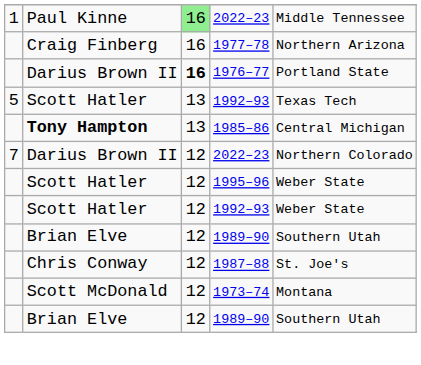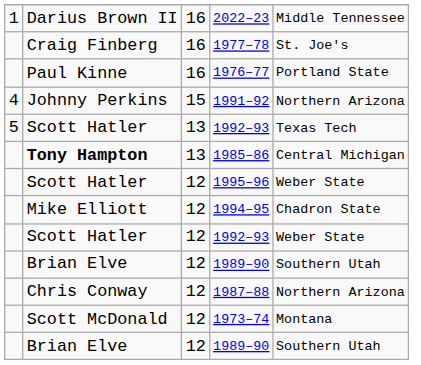(77, 18) Paul Kinne -> (102, 18) Darius Brown II
(196, 18) lightgreen background -> (196, 18) no background
(340, 46) Northern Arizona -> (312, 46) St. Joe's
(102, 73) Darius Brown II -> (77, 73) Paul Kinne
(196, 73) bold -> (196, 73) normal
+ row: (14, 100)
- row: (14, 155)
+ row: (14, 210)
(312, 264) St. Joe's -> (340, 292) Northern Arizona
